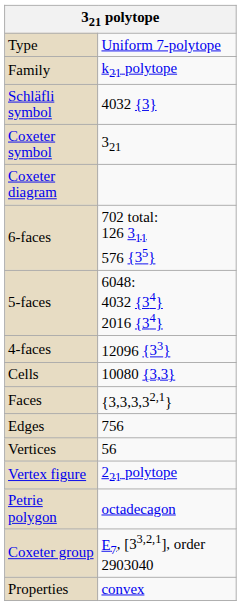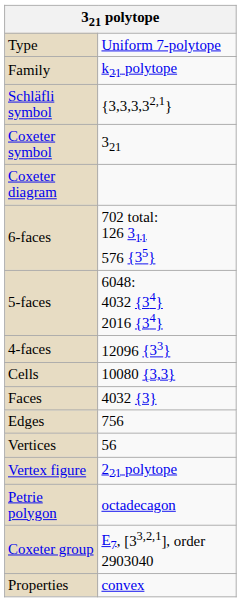(129, 104) 4032 {3} -> (137, 104) {3,3,3,32,1}
(137, 400) {3,3,3,32,1} -> (129, 398) 4032 {3}
